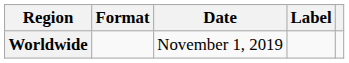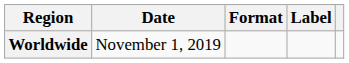columns swapped: (220, 17) <-> (123, 17)
